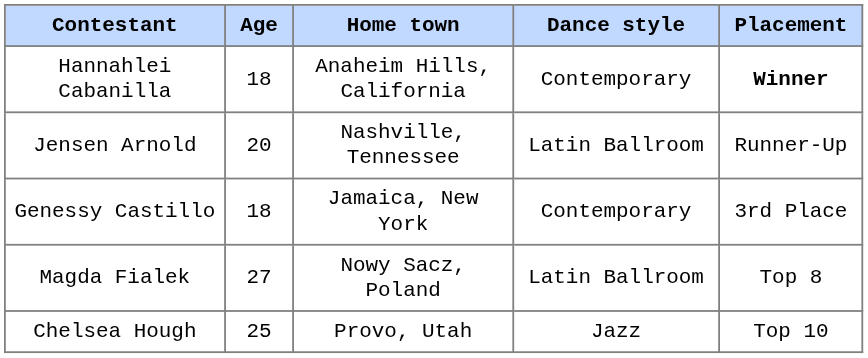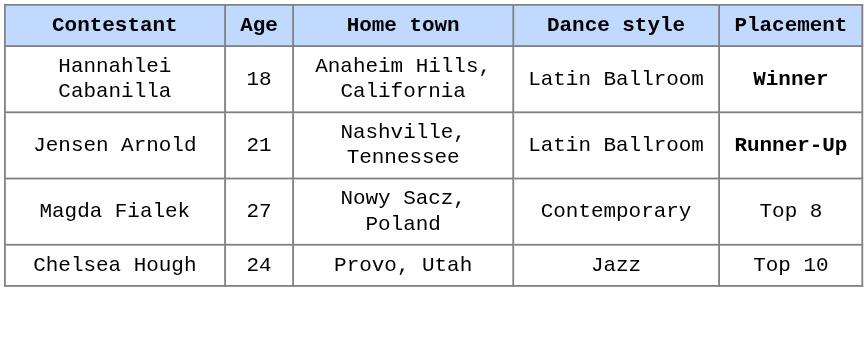(616, 79) Contemporary -> (616, 79) Latin Ballroom
(259, 145) 20 -> (259, 145) 21
(791, 145) normal -> (791, 145) bold
- row: (115, 212)
(616, 278) Latin Ballroom -> (616, 212) Contemporary
(259, 332) 25 -> (259, 265) 24
